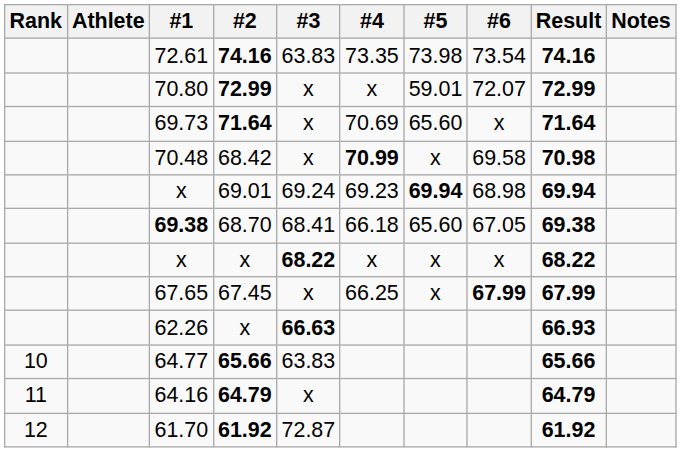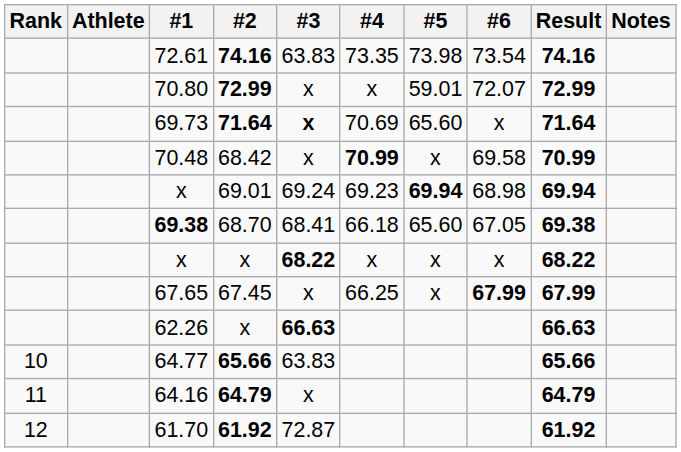(308, 123) normal -> (308, 123) bold
(569, 157) 70.98 -> (569, 157) 70.99
(569, 327) 66.93 -> (569, 327) 66.63
